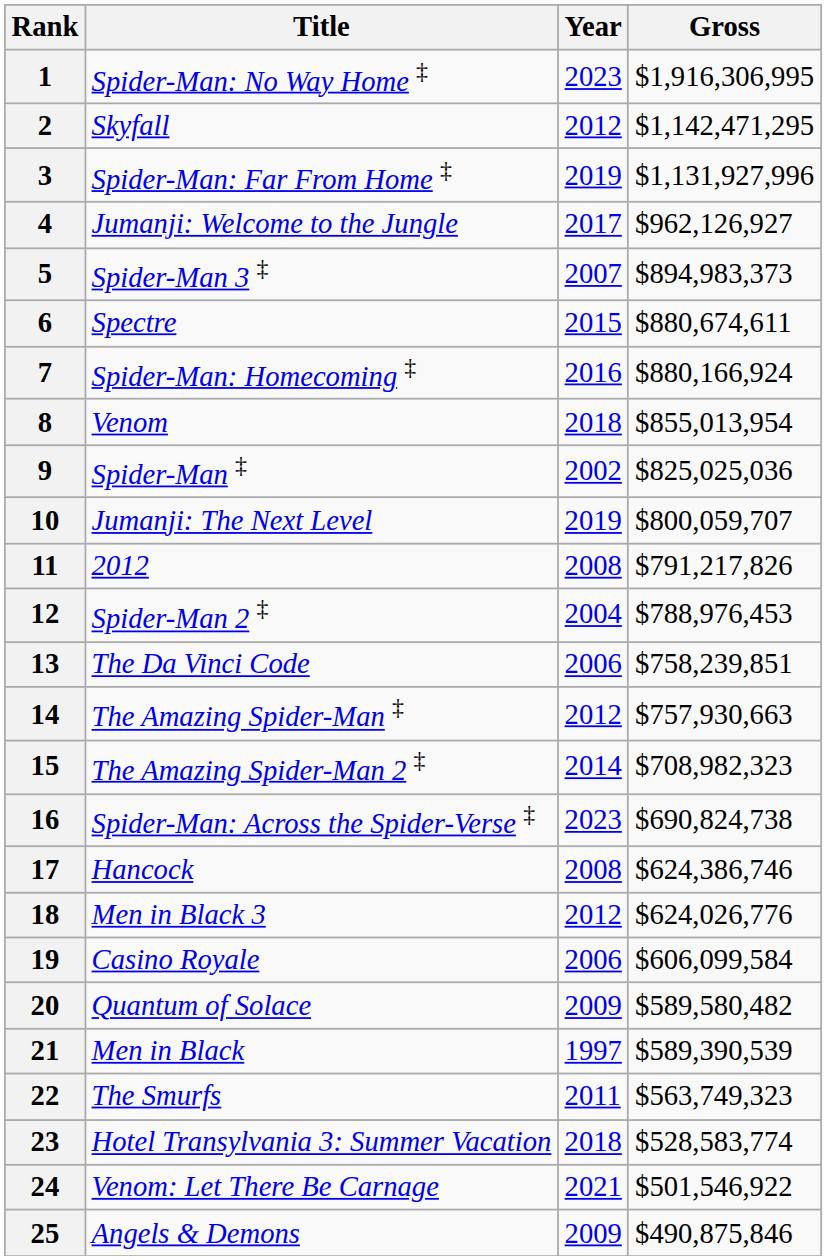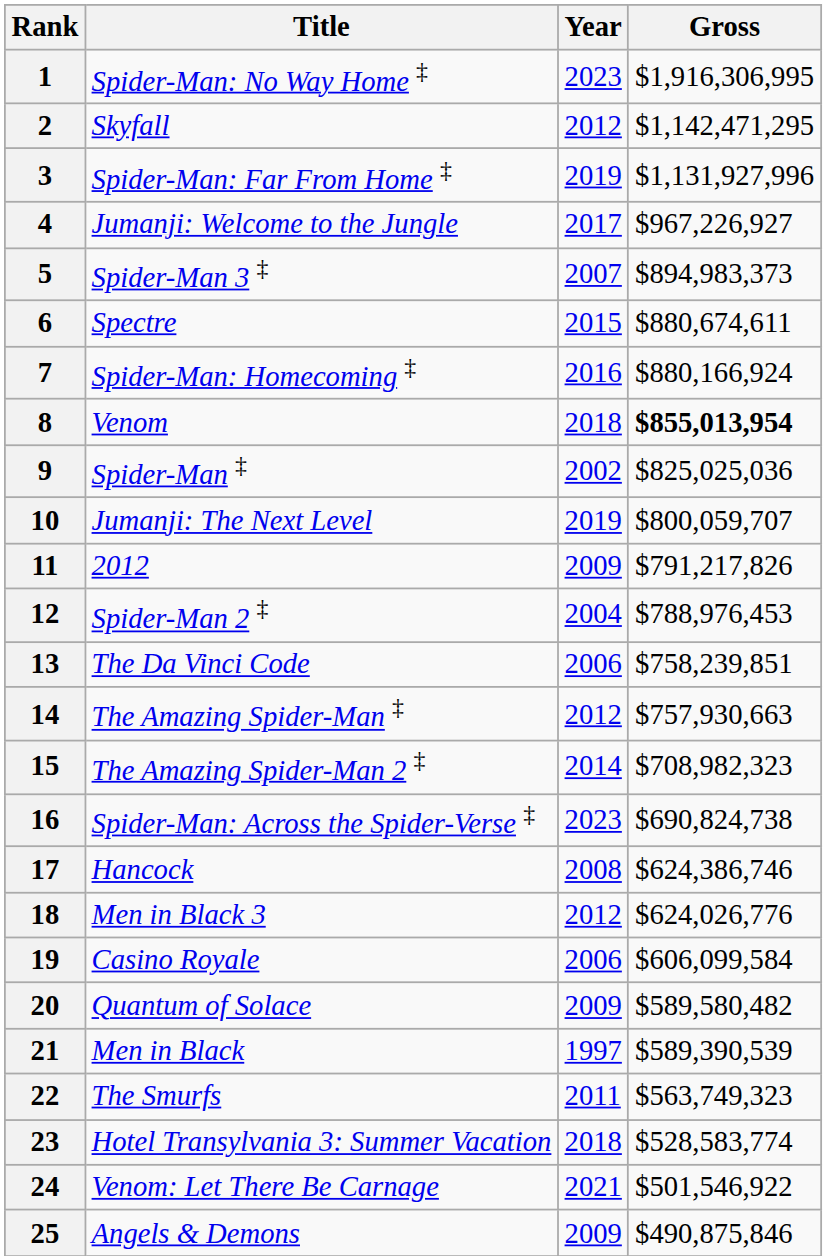(714, 224) $962,126,927 -> (714, 224) $967,226,927
(714, 421) normal -> (714, 421) bold
(593, 565) 2008 -> (593, 565) 2009
